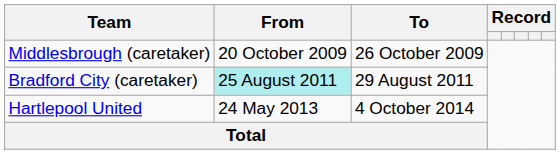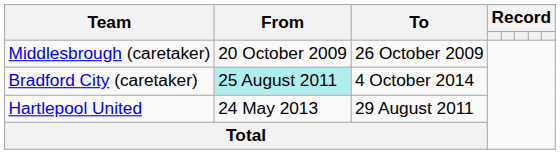(414, 80) 29 August 2011 -> (414, 80) 4 October 2014
(414, 108) 4 October 2014 -> (414, 108) 29 August 2011
